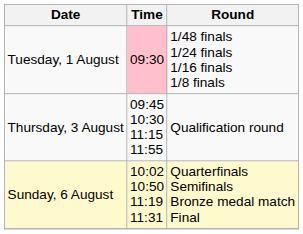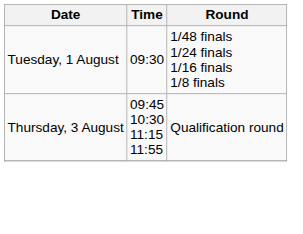(147, 59) pink background -> (147, 59) no background
- row: (60, 194)
